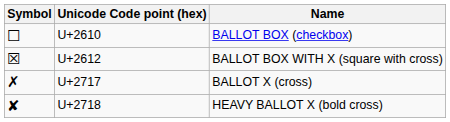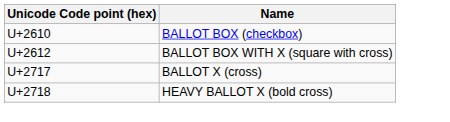- column: (29, 14)
